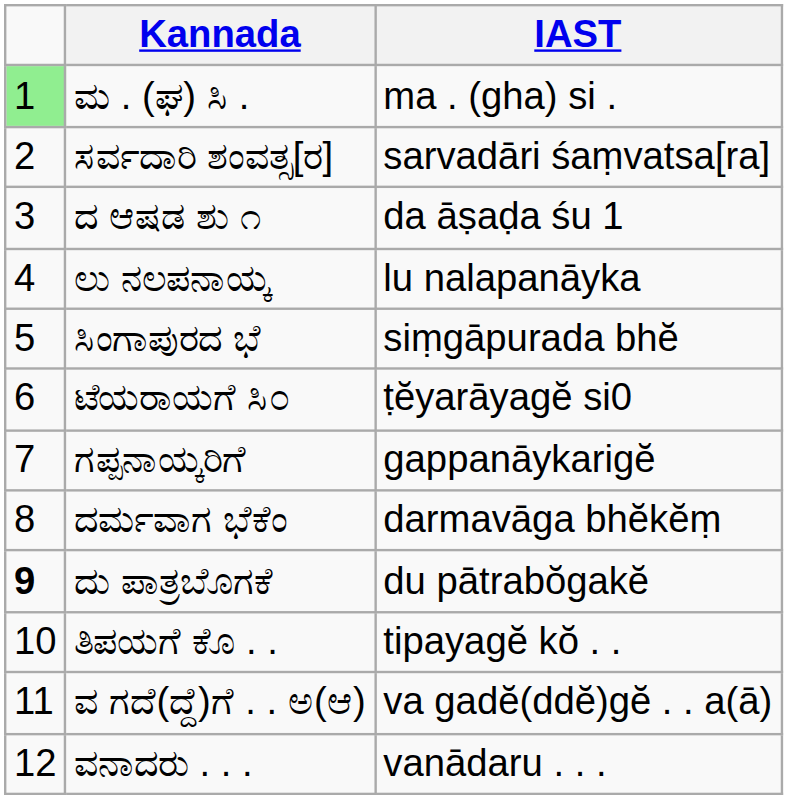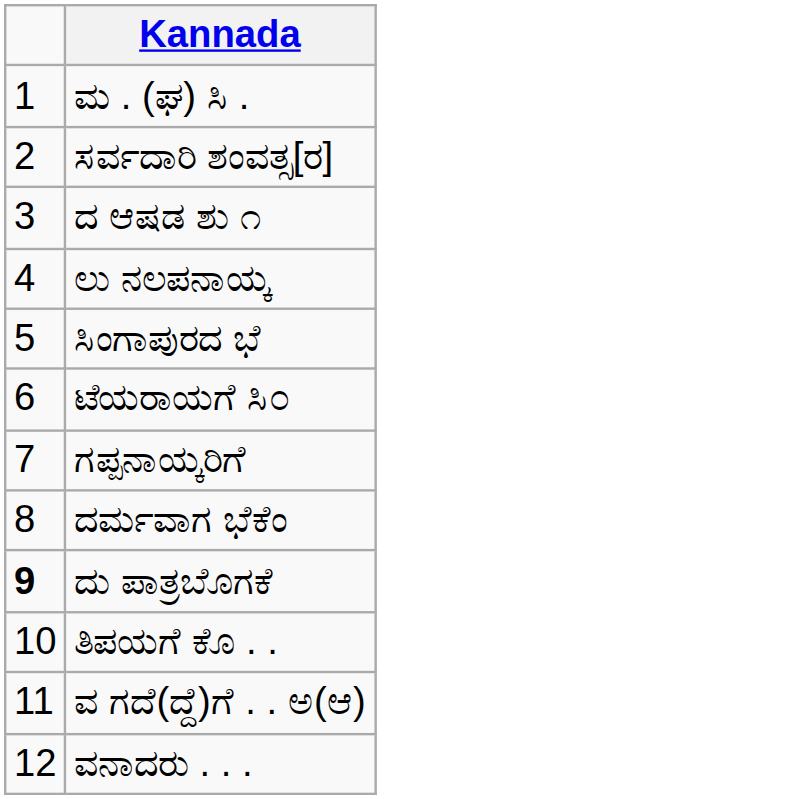- column: (578, 34)
(25, 95) lightgreen background -> (25, 95) no background
